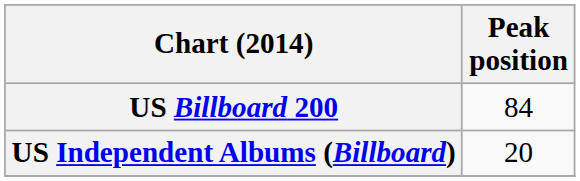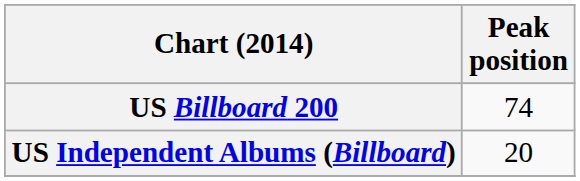(519, 106) 84 -> (519, 106) 74
